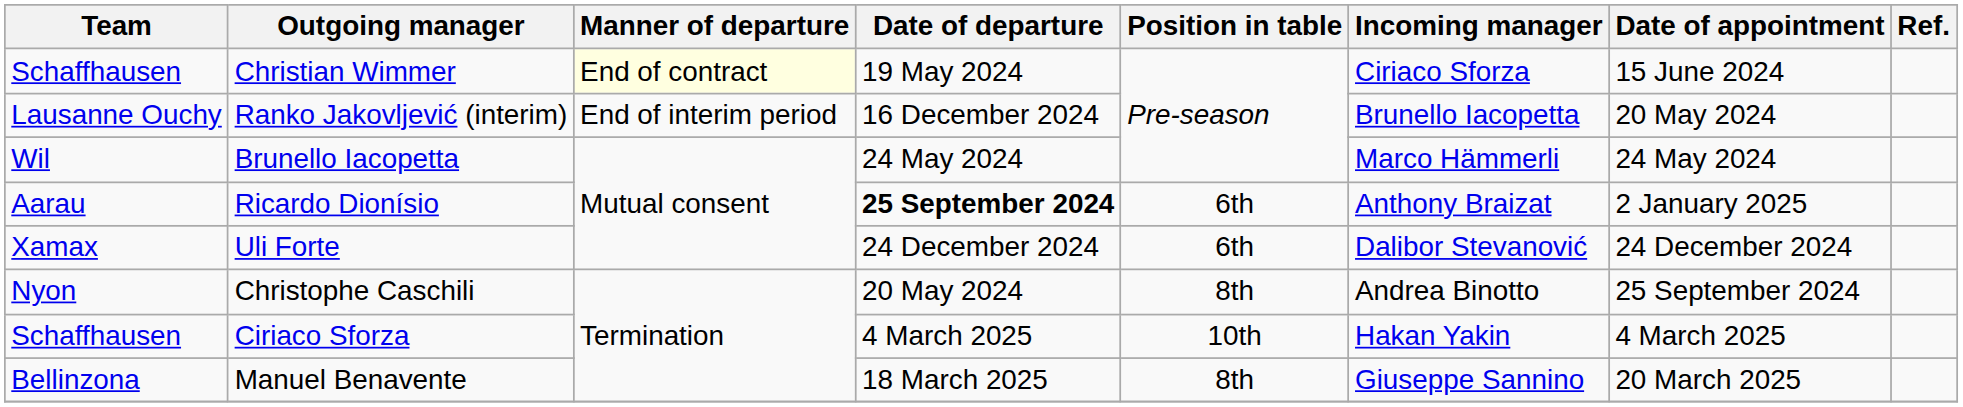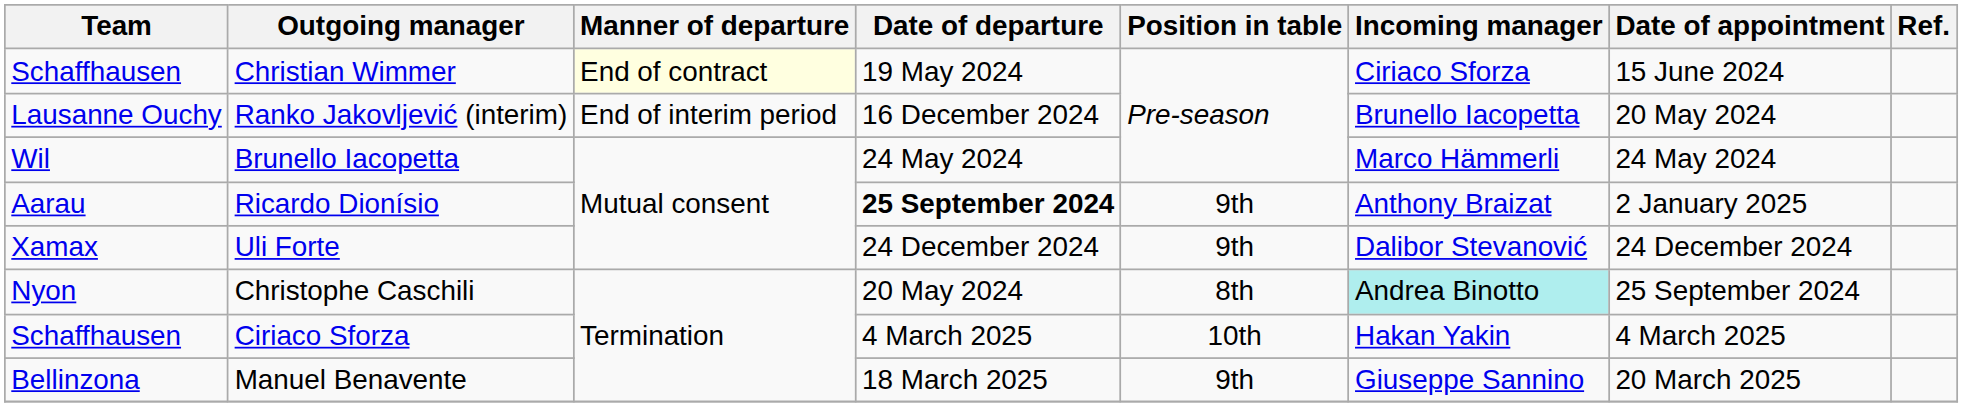(1235, 203) 6th -> (1235, 203) 9th
(1235, 247) 6th -> (1235, 247) 9th
(1447, 291) no background -> (1447, 291) paleturquoise background
(1235, 379) 8th -> (1235, 379) 9th
